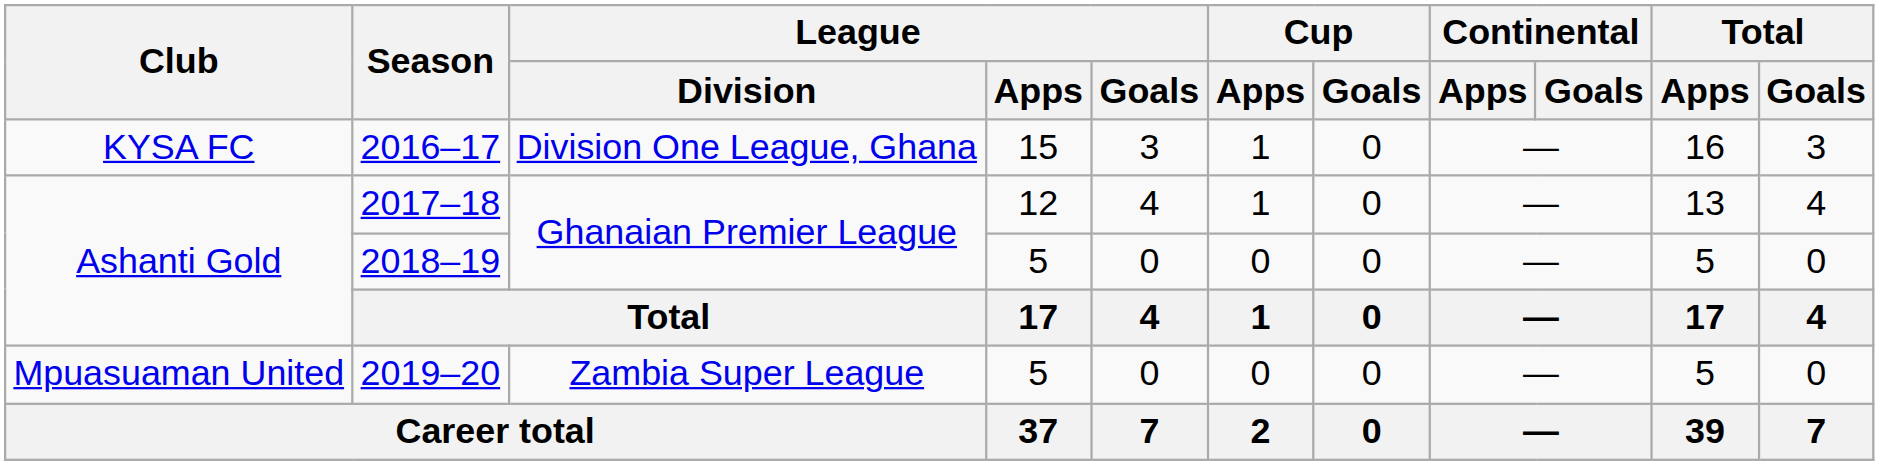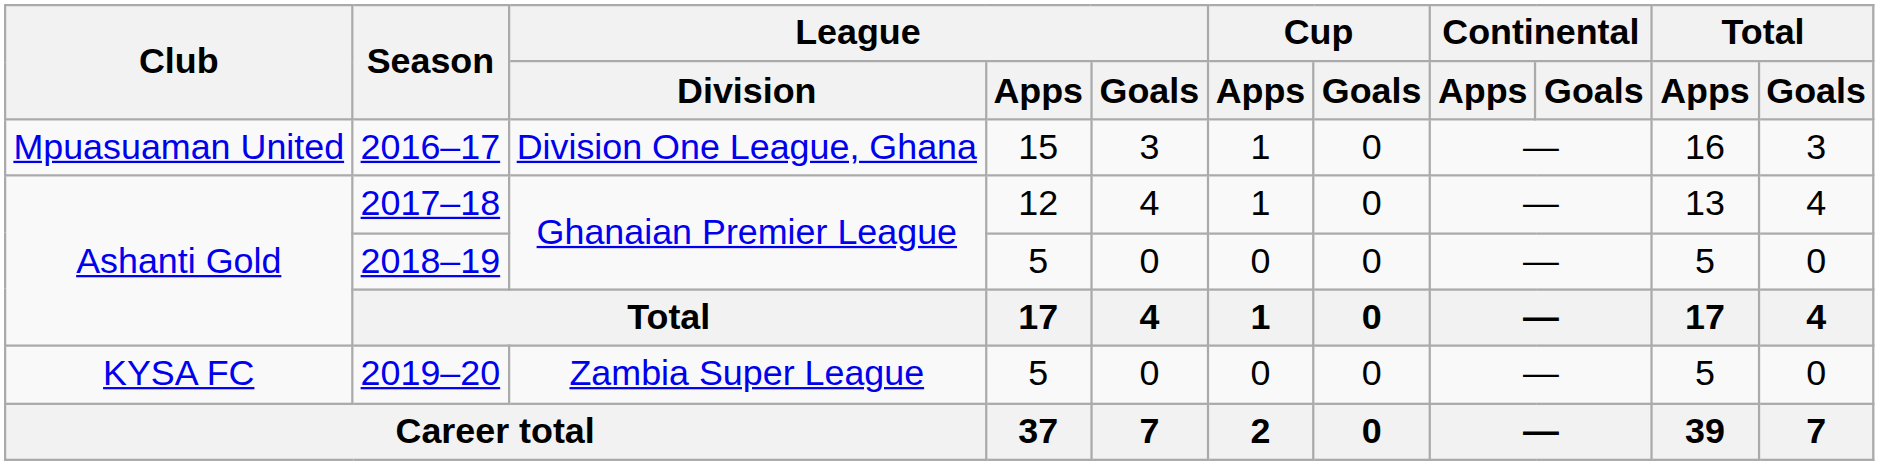(179, 146) KYSA FC -> (179, 146) Mpuasuaman United
(179, 373) Mpuasuaman United -> (179, 373) KYSA FC
